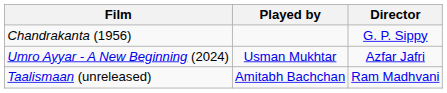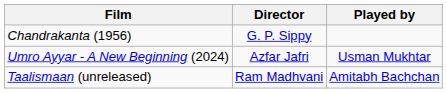columns swapped: (395, 14) <-> (290, 14)
